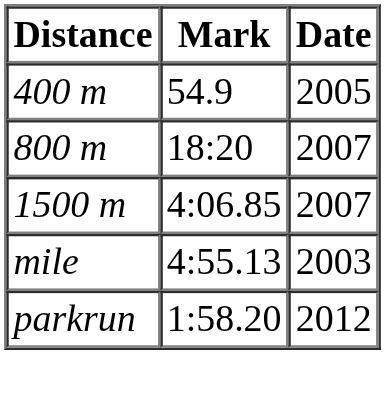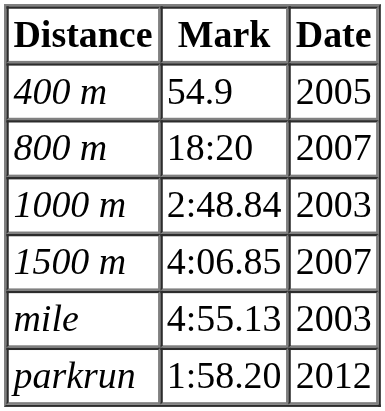+ row: (70, 204)
